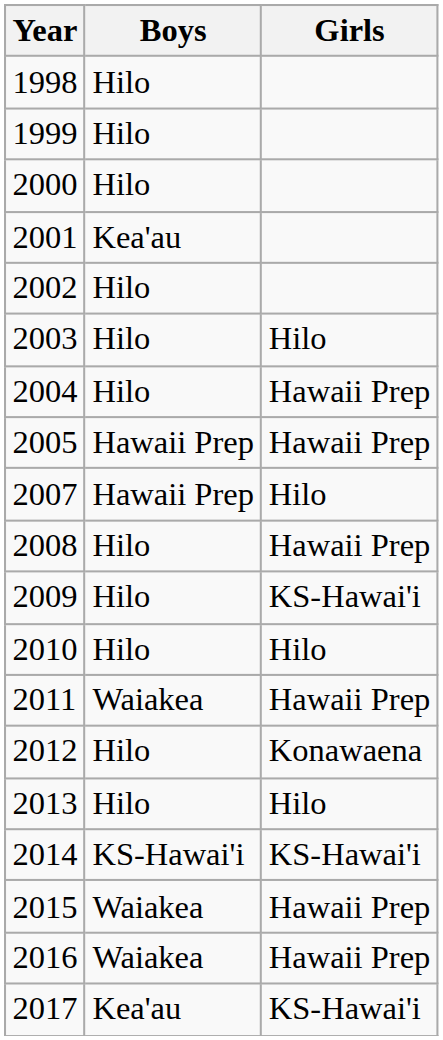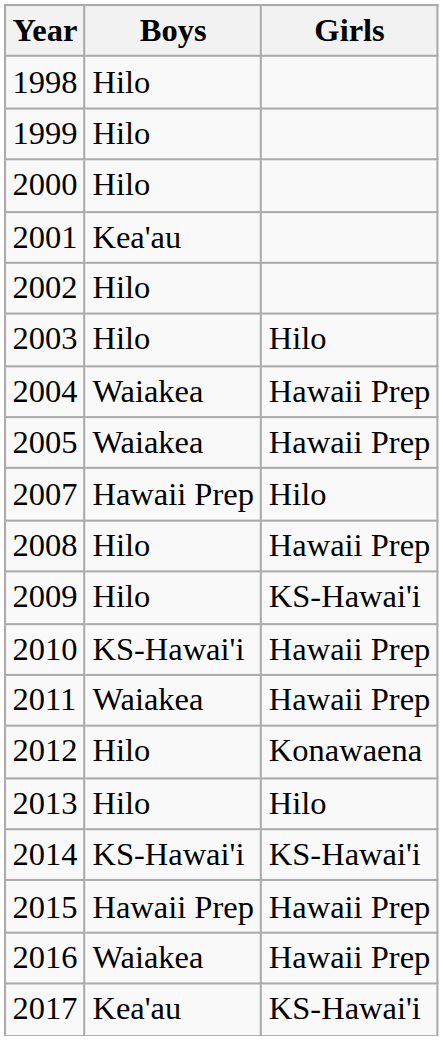(121, 390) Hilo -> (148, 390) Waiakea
(173, 442) Hawaii Prep -> (148, 442) Waiakea
(121, 648) Hilo -> (168, 648) KS-Hawai'i
(298, 648) Hilo -> (350, 648) Hawaii Prep
(148, 905) Waiakea -> (173, 905) Hawaii Prep
